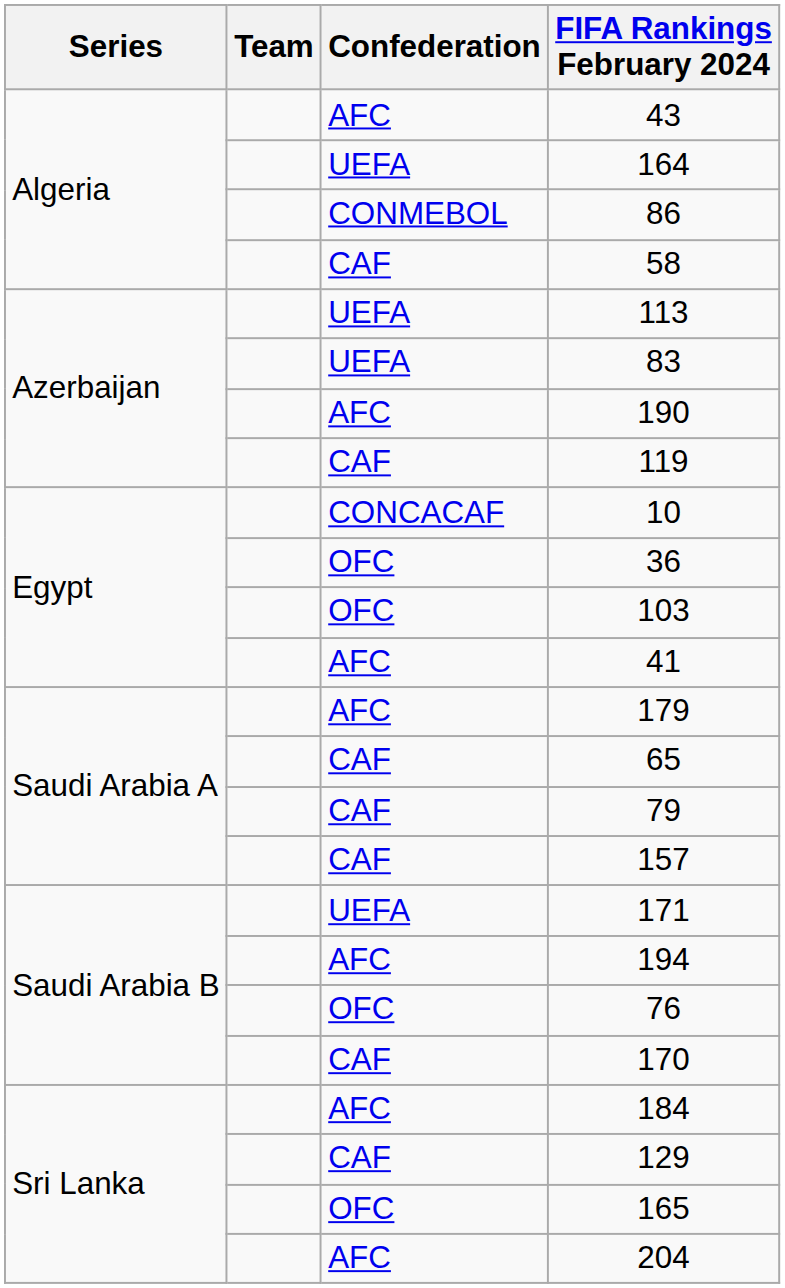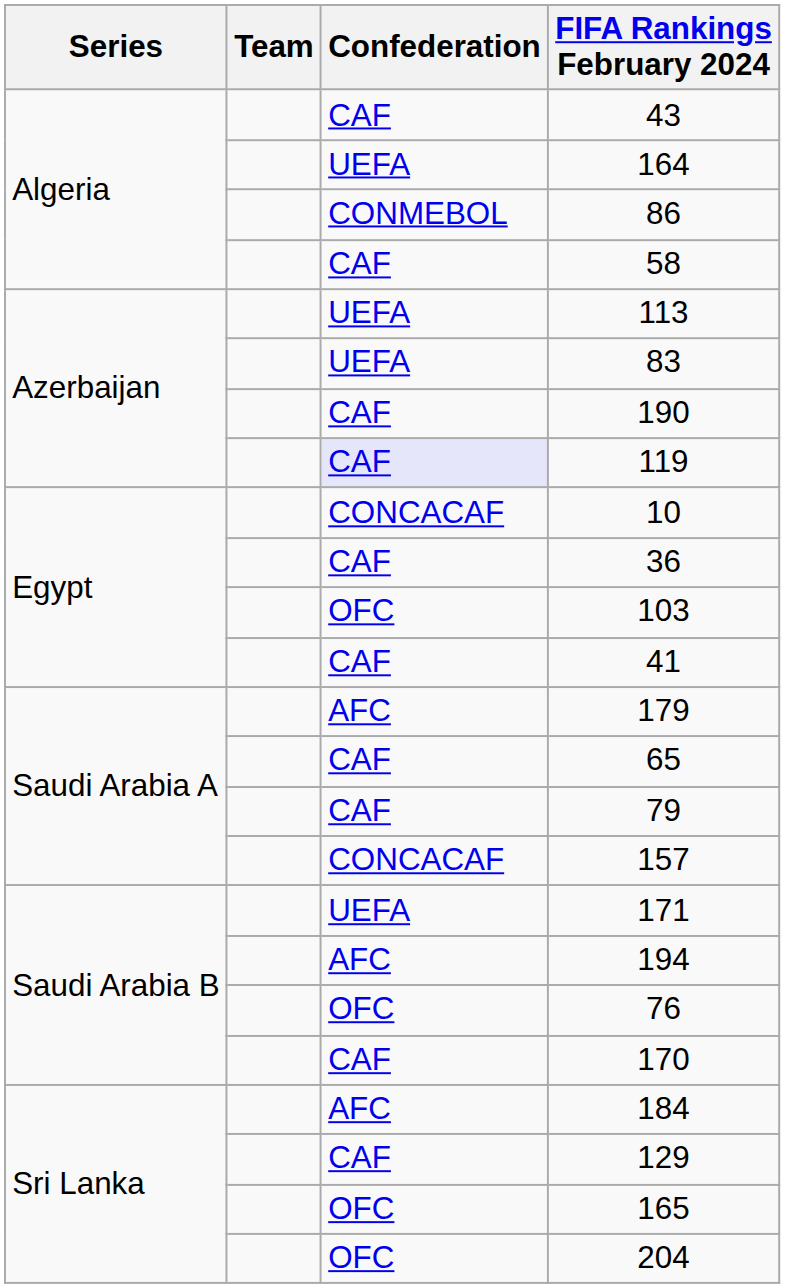(360, 114) AFC -> (360, 114) CAF
(360, 412) AFC -> (360, 412) CAF
(360, 462) no background -> (360, 462) lavender background
(361, 561) OFC -> (360, 561) CAF
(360, 661) AFC -> (360, 661) CAF
(360, 860) CAF -> (416, 860) CONCACAF
(360, 1258) AFC -> (361, 1258) OFC
